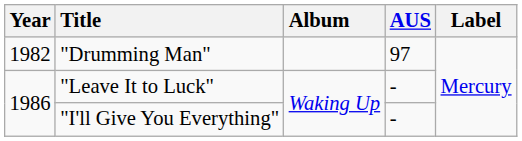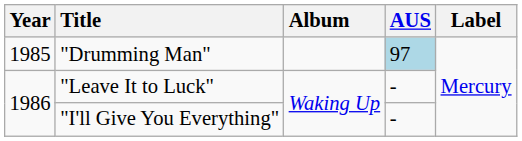(30, 53) 1982 -> (30, 53) 1985
(400, 53) no background -> (400, 53) lightblue background
